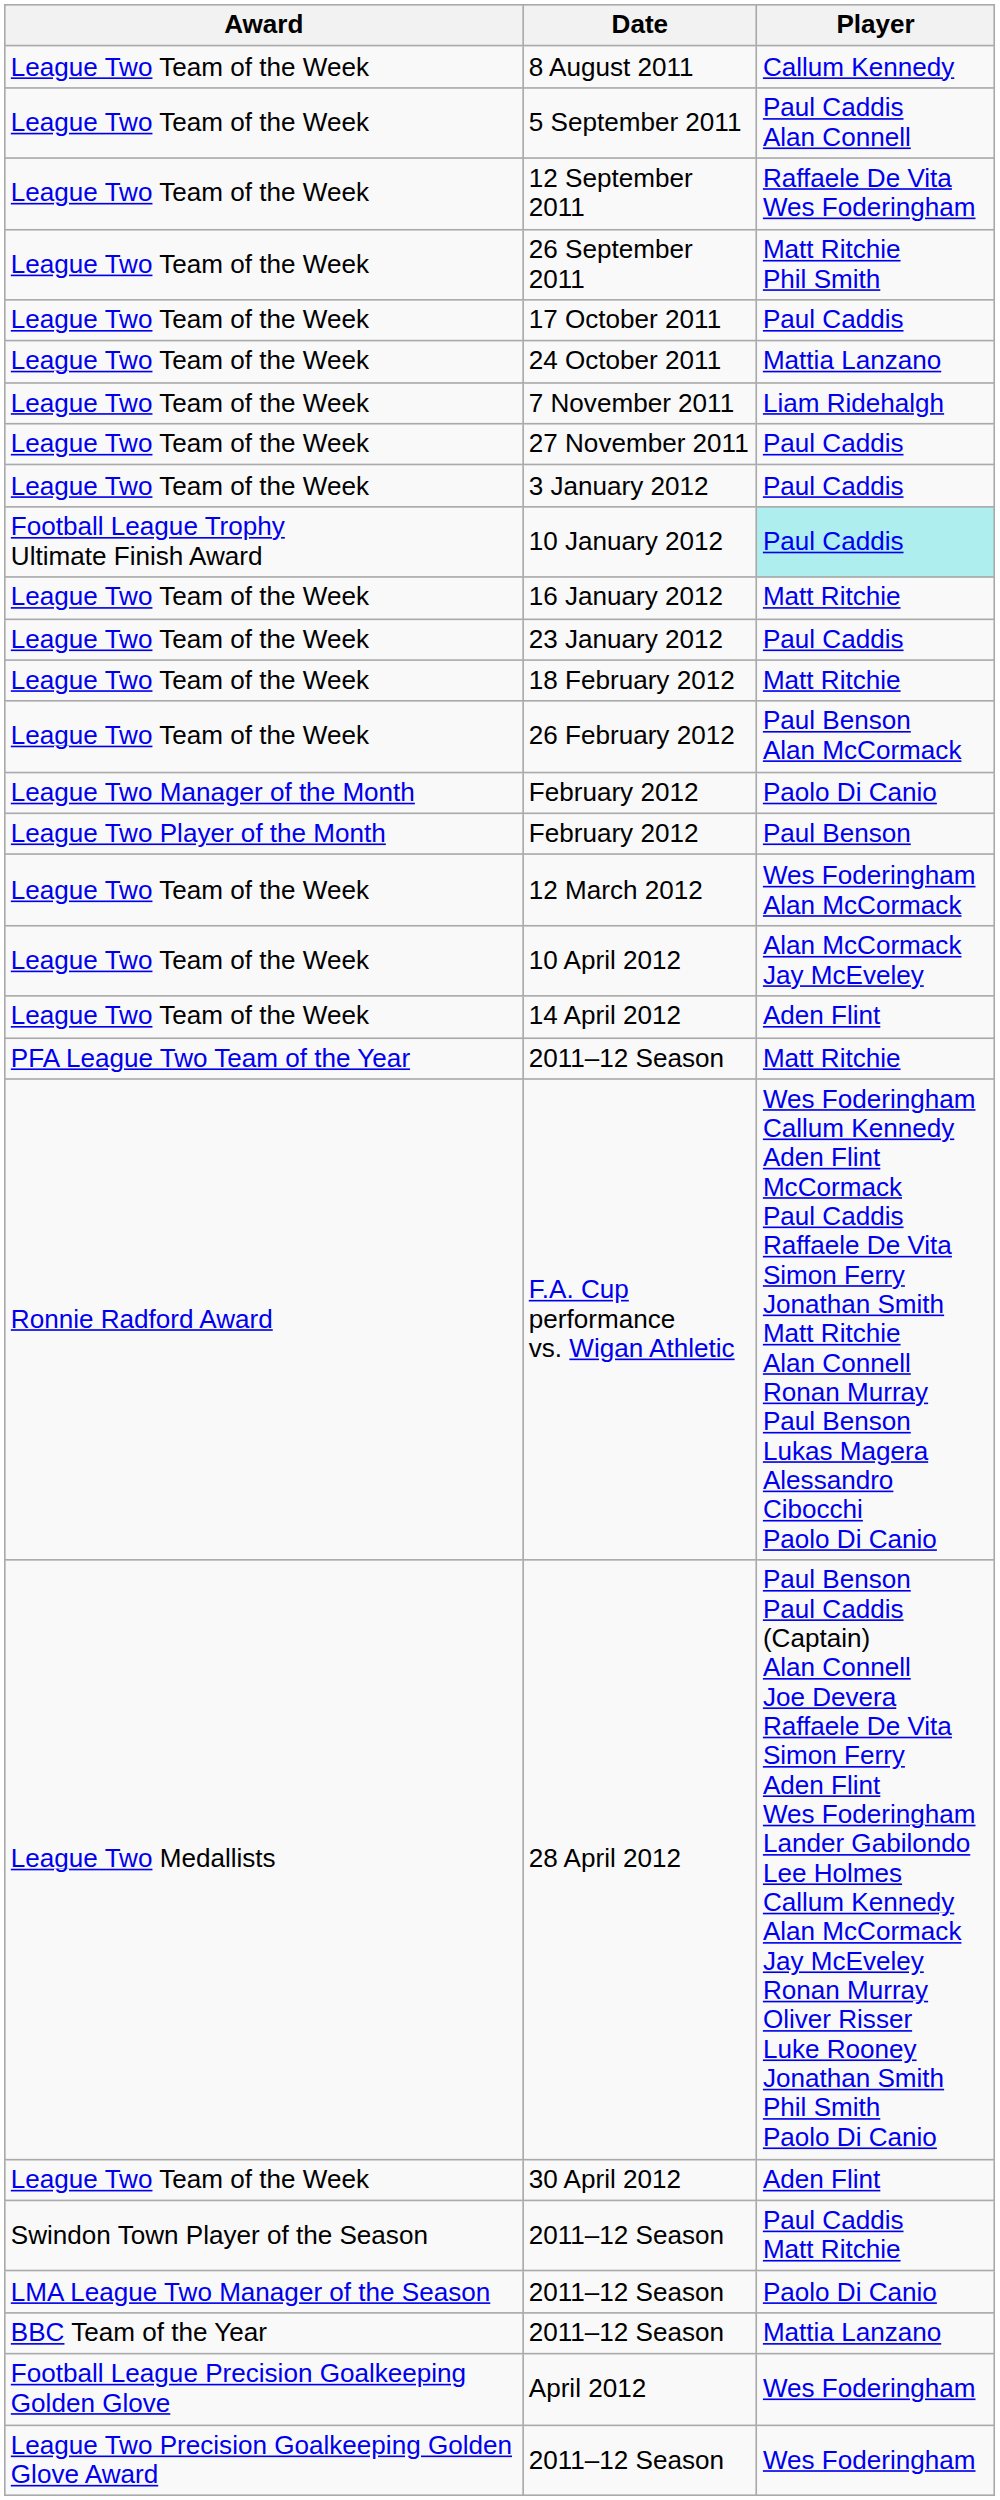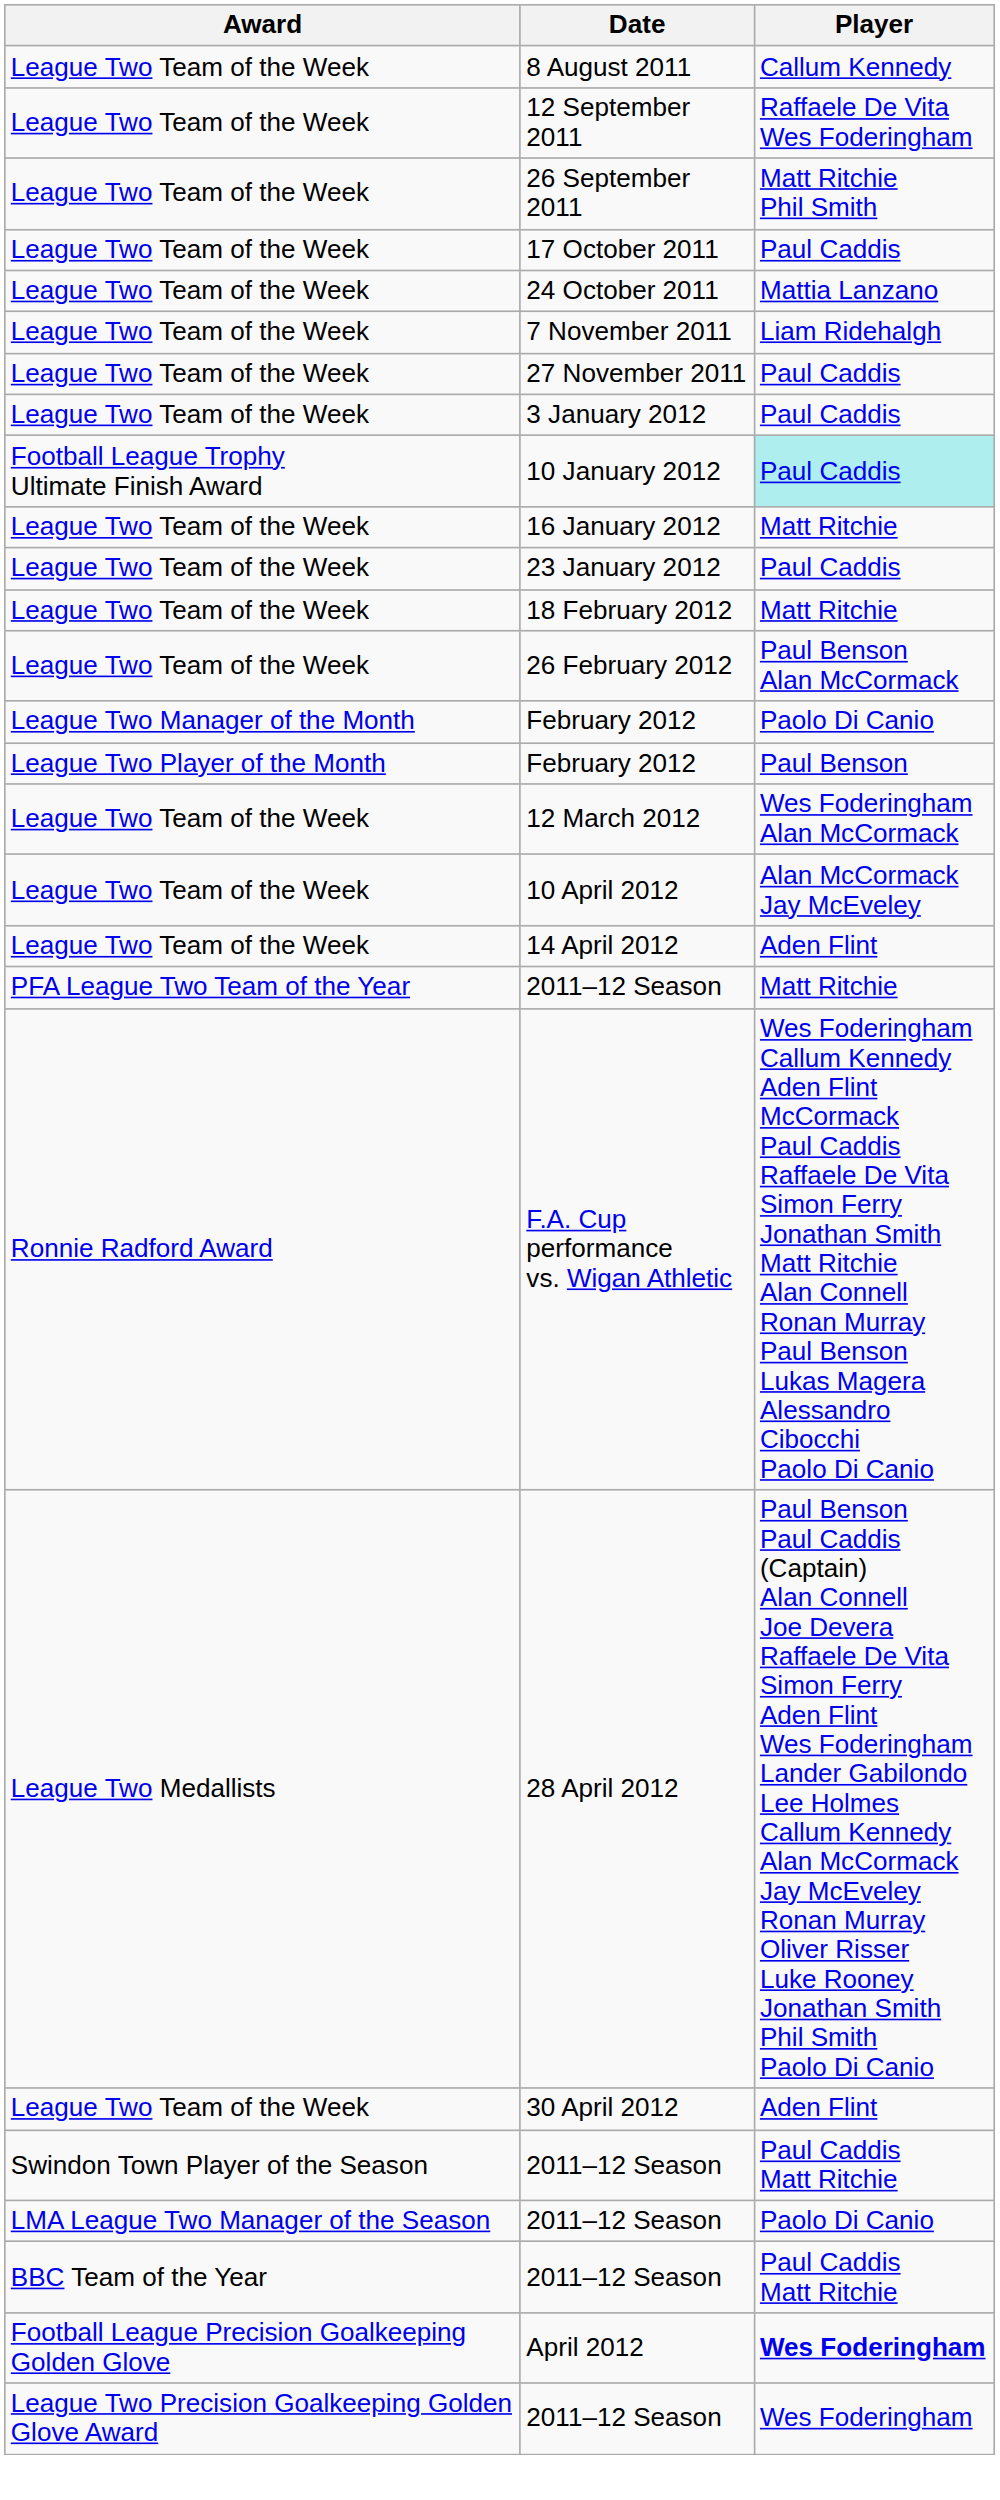- row: (190, 122)
(852, 2332) Mattia Lanzano -> (830, 2276) Paul Caddis Matt Ritchie
(869, 2388) normal -> (873, 2347) bold
